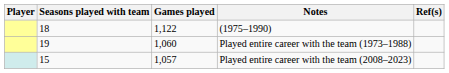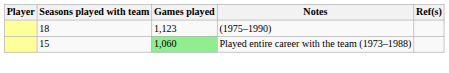(165, 28) 1,122 -> (165, 28) 1,123
(44, 44) 19 -> (44, 44) 15
(165, 44) no background -> (165, 44) lightgreen background
- row: (315, 60)
